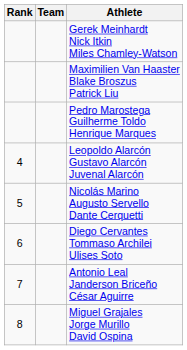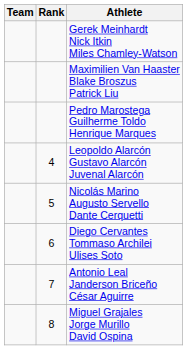columns swapped: (20, 12) <-> (51, 12)
